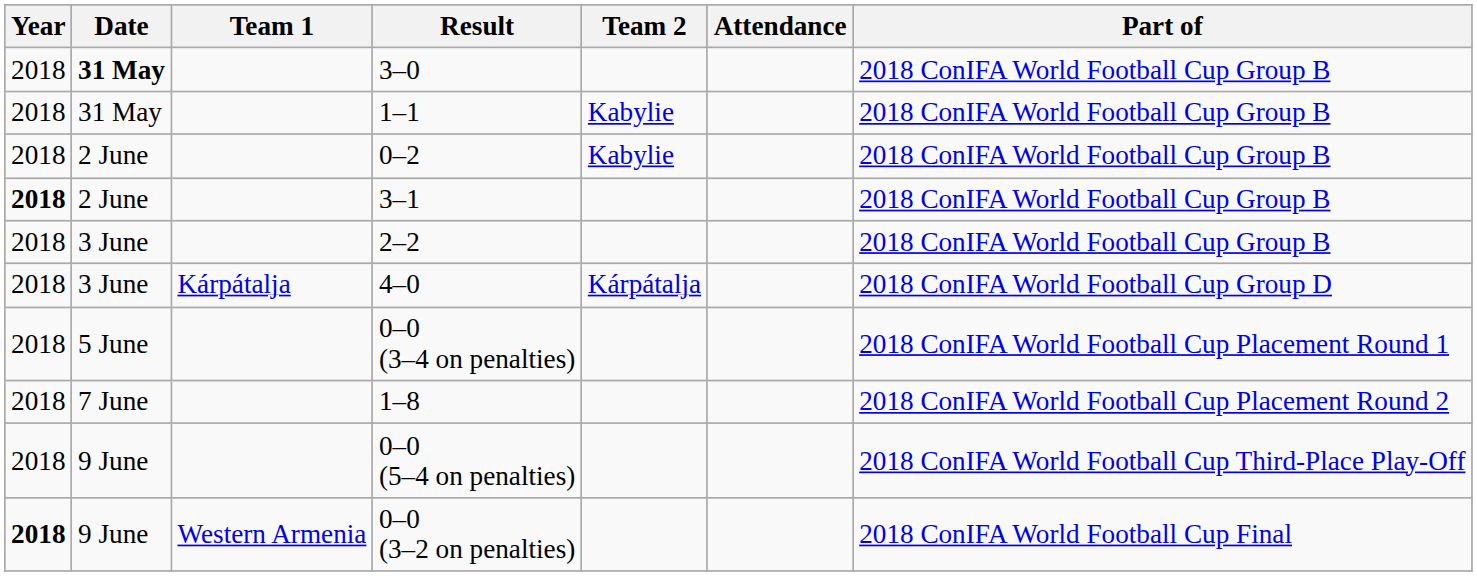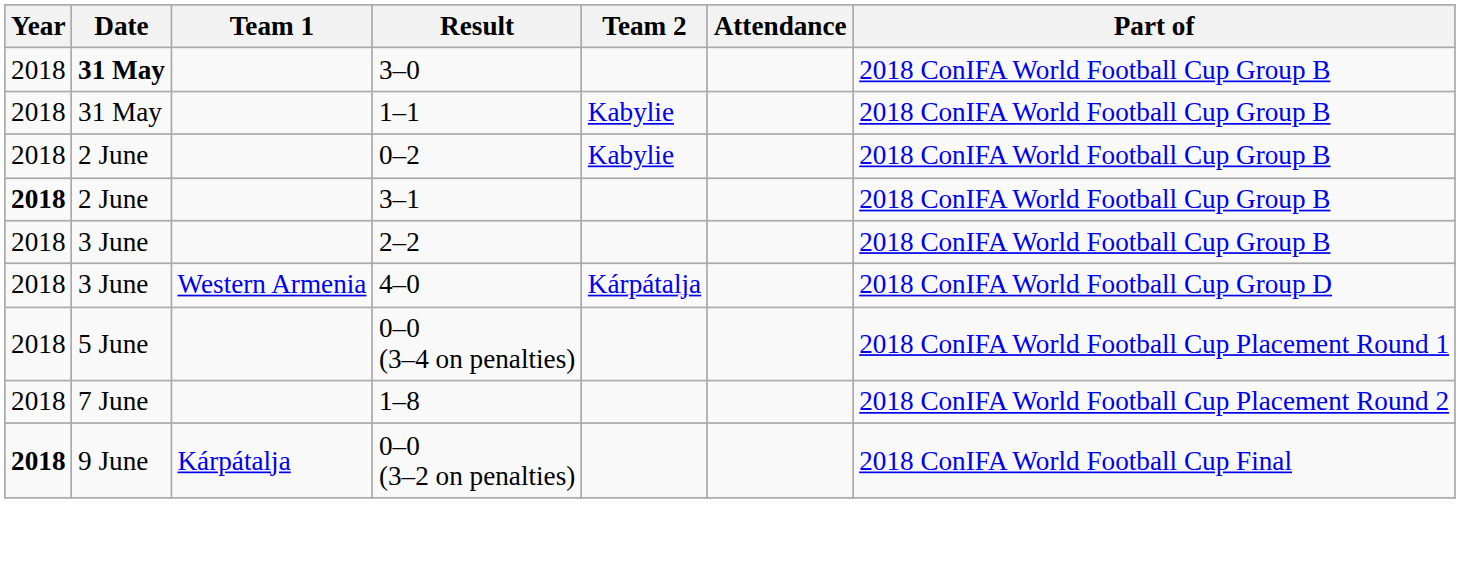(234, 284) Kárpátalja -> (272, 284) Western Armenia
- row: (477, 460)
(272, 533) Western Armenia -> (234, 460) Kárpátalja
